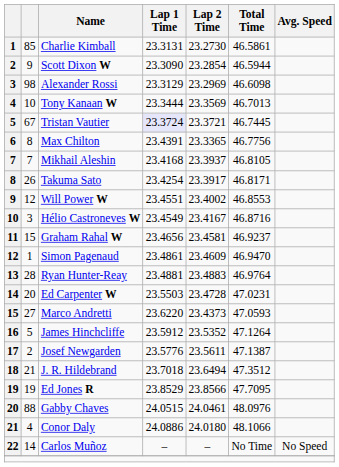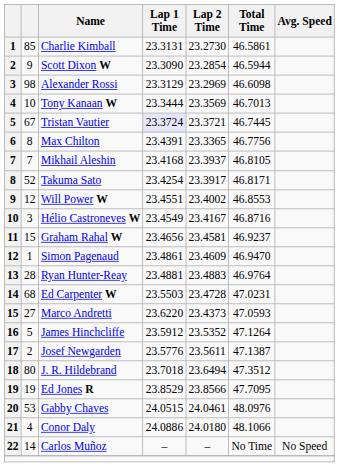(30, 180) 26 -> (30, 180) 52
(30, 294) 20 -> (30, 294) 68
(30, 370) 21 -> (30, 370) 80
(30, 408) 88 -> (30, 408) 53
